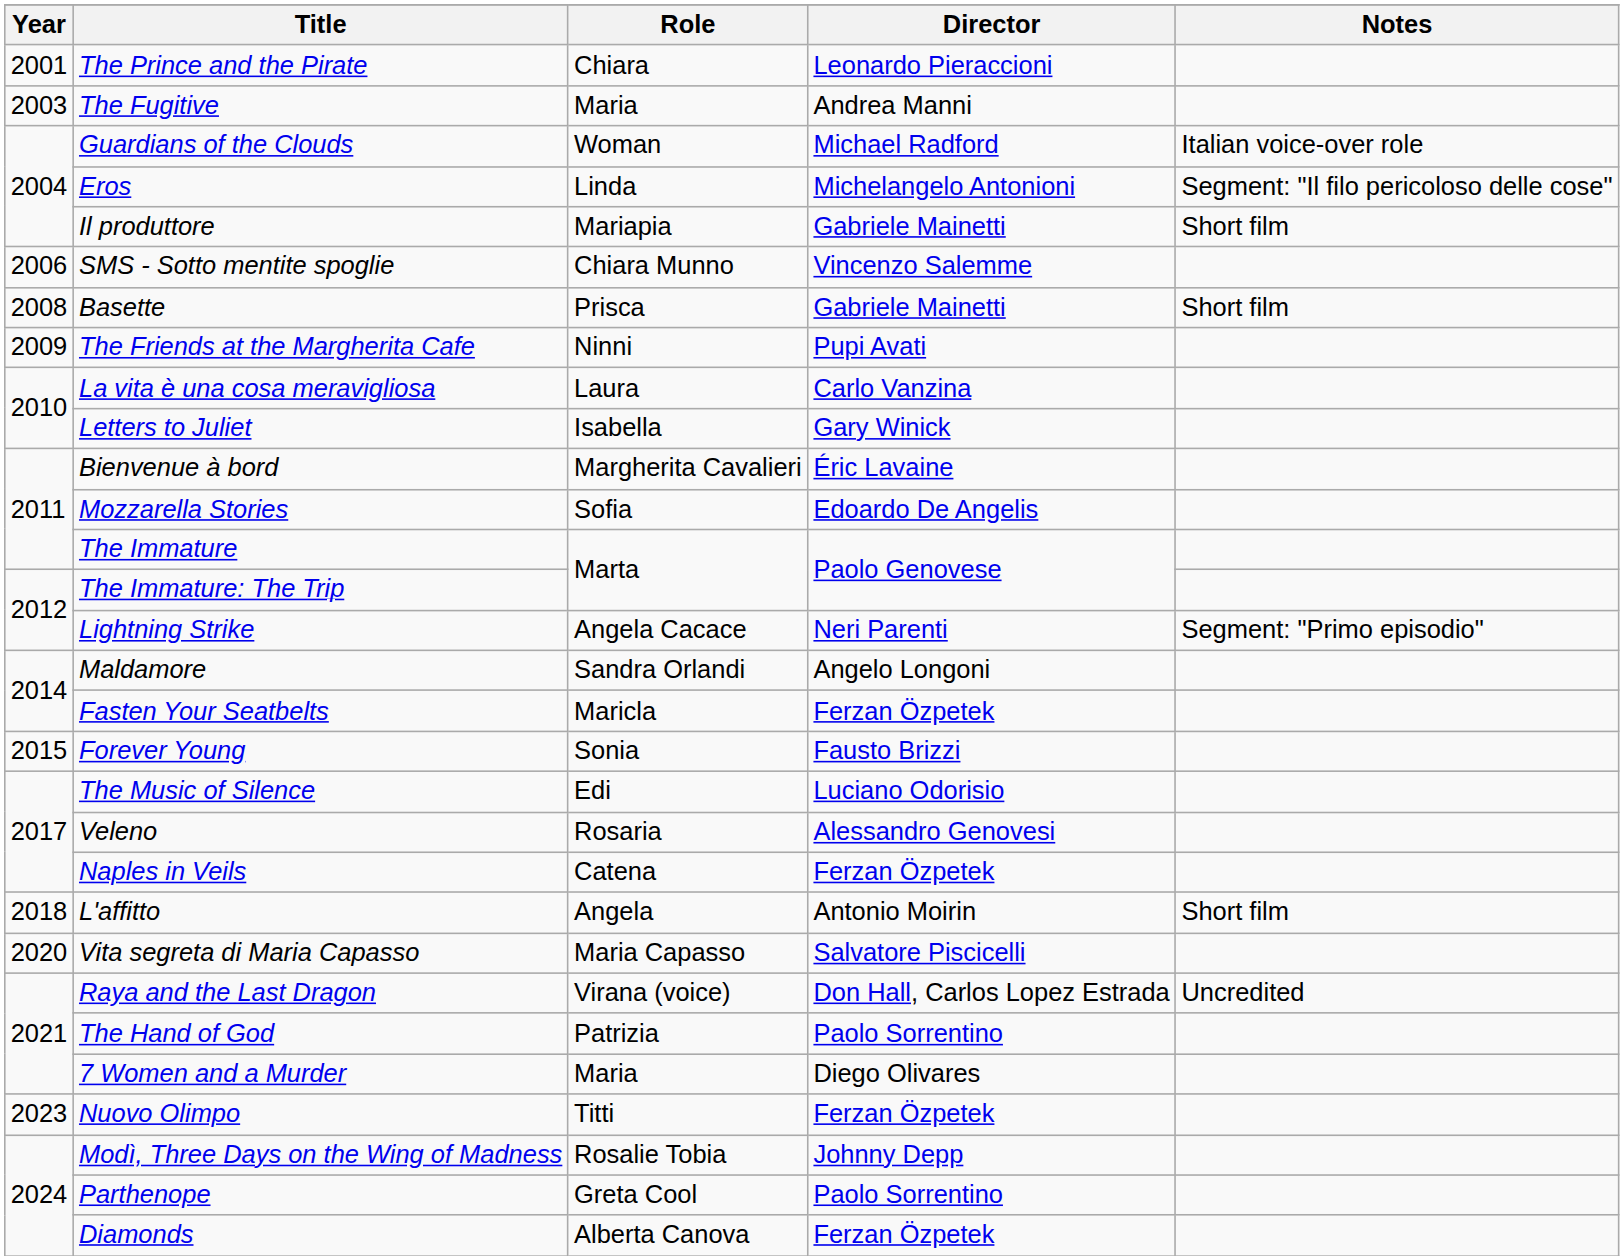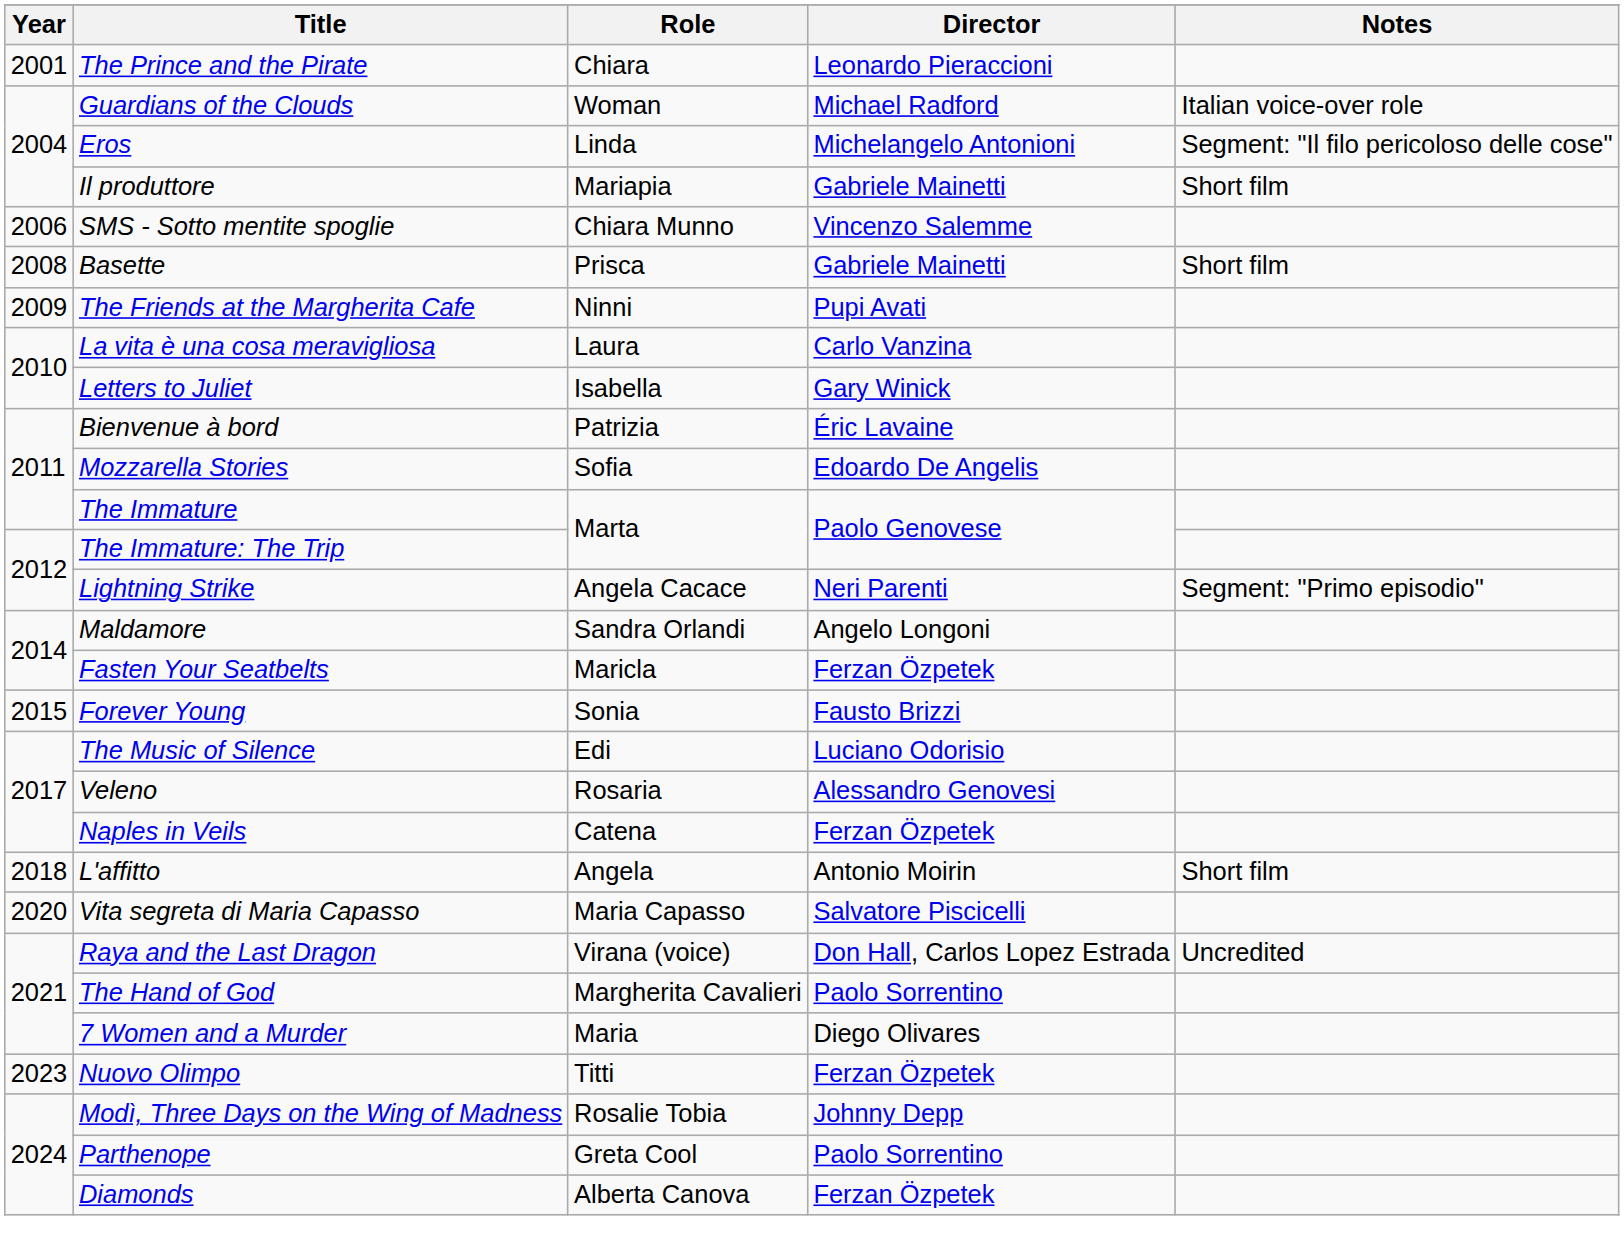- row: (149, 105)
(688, 468) Margherita Cavalieri -> (616, 428) Patrizia
(616, 1033) Patrizia -> (688, 992) Margherita Cavalieri
